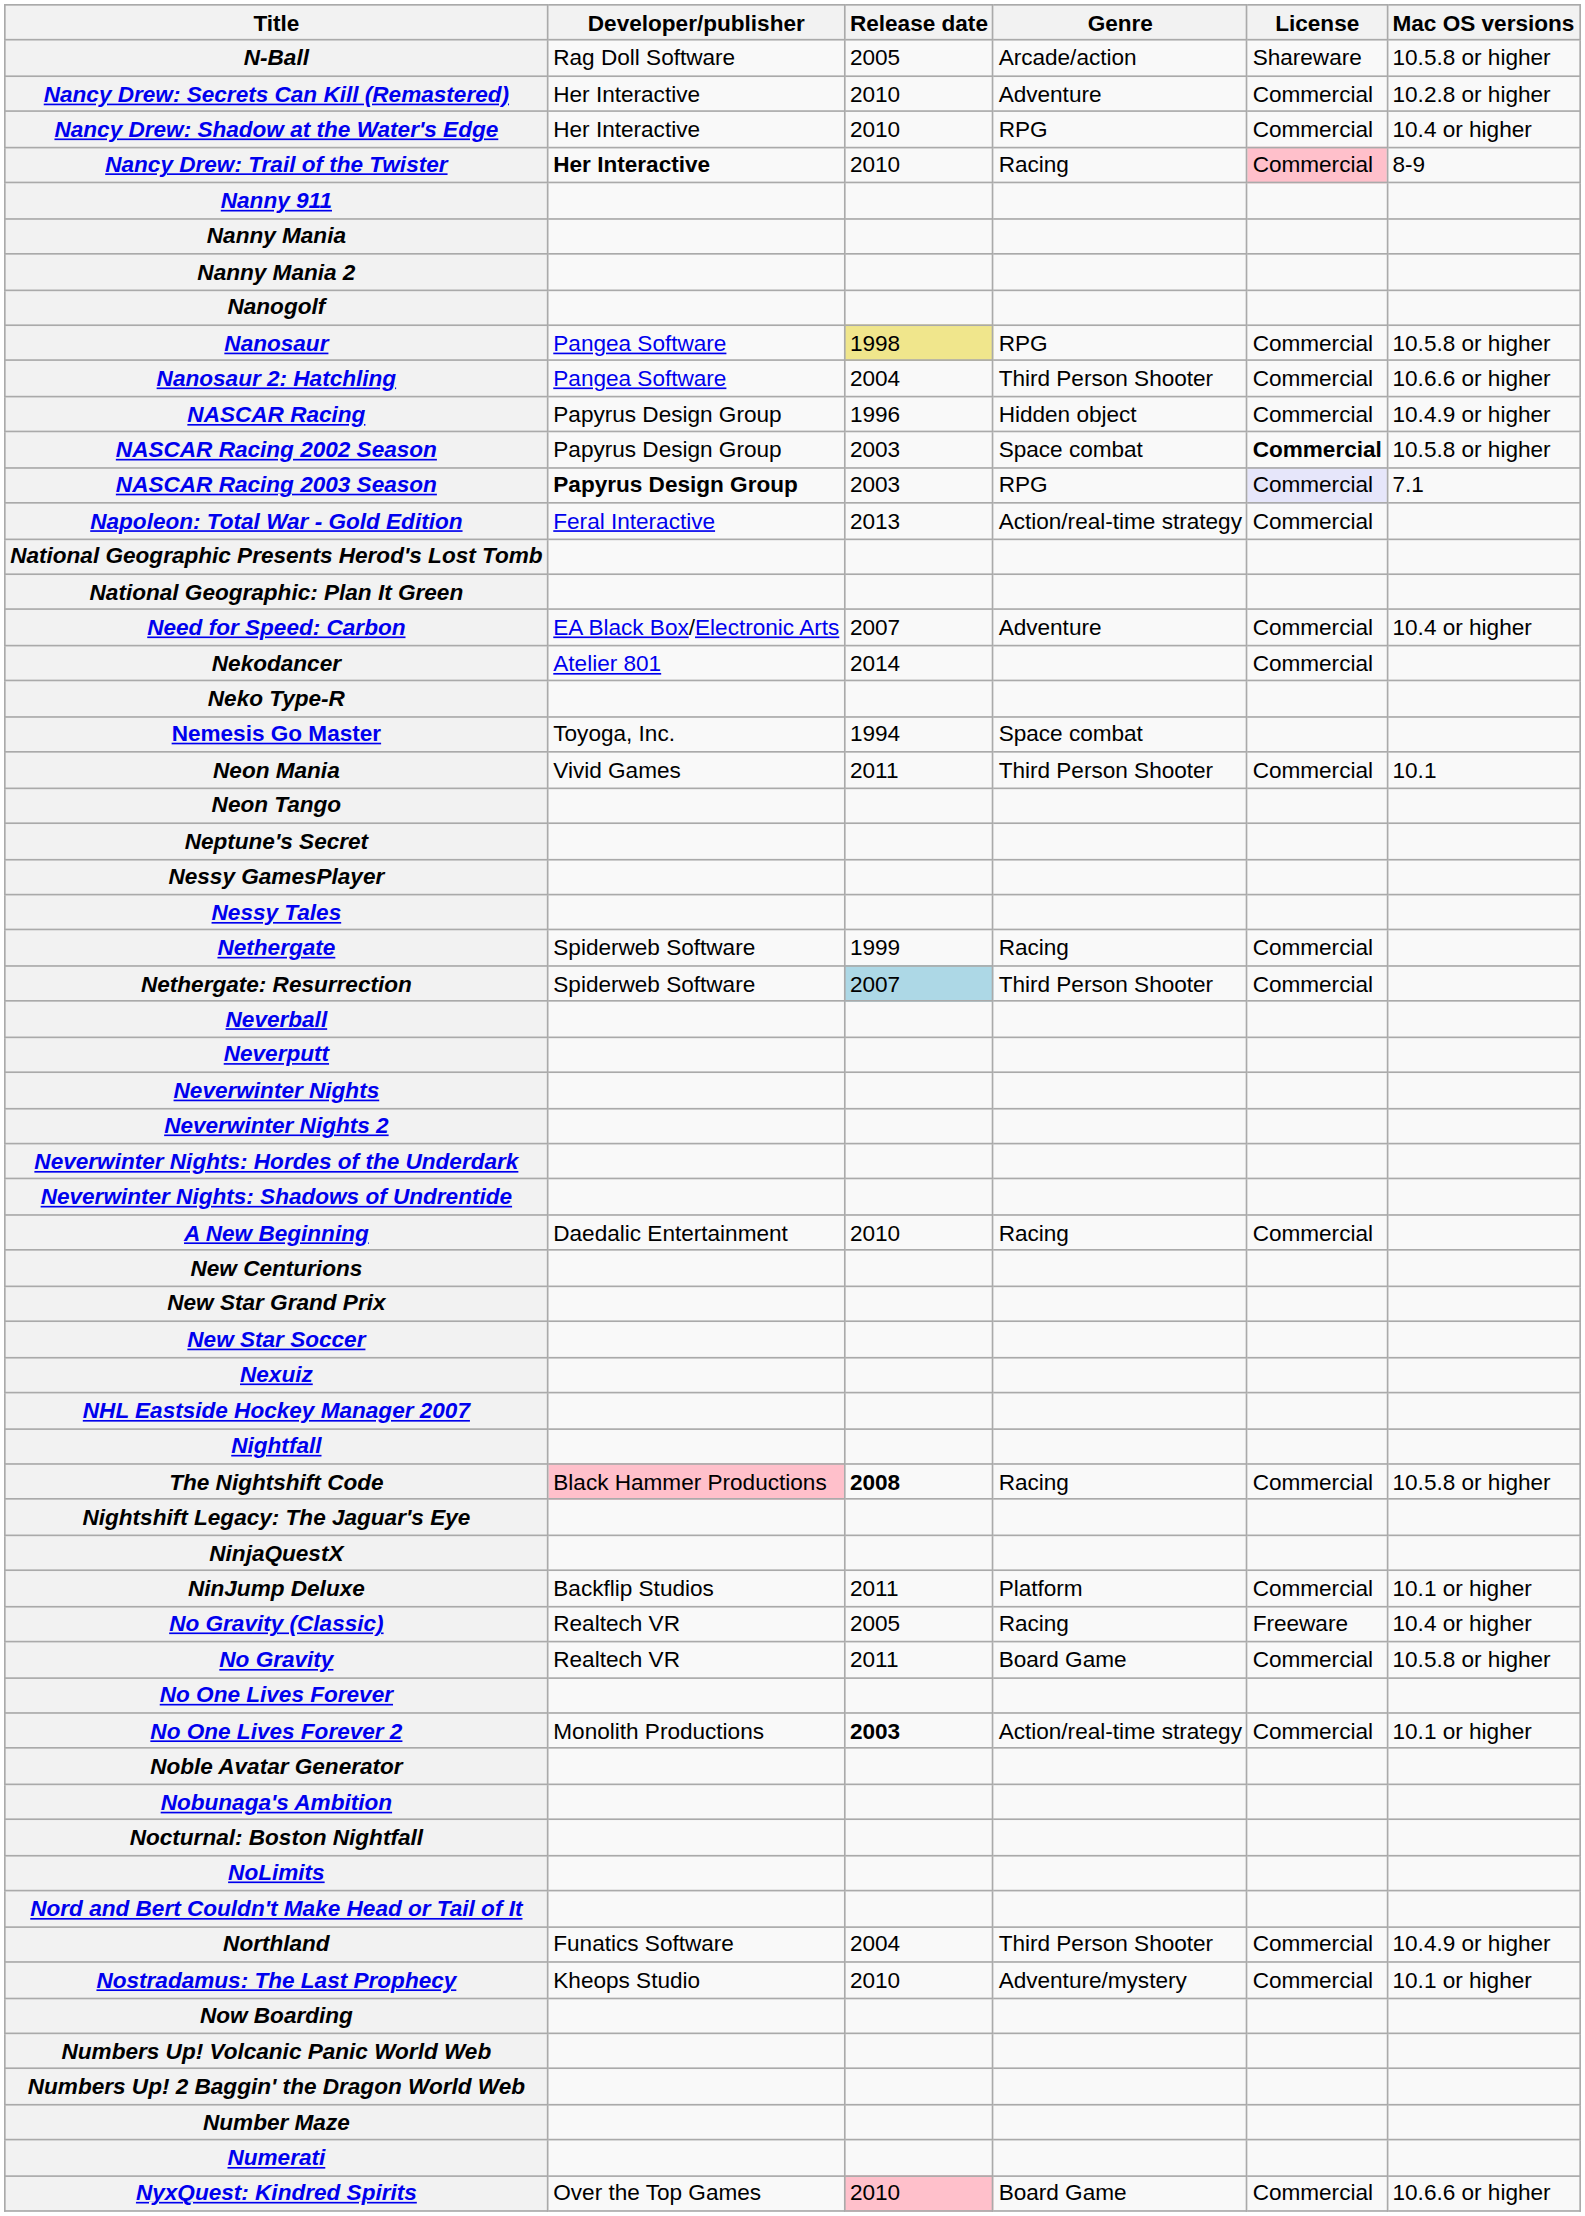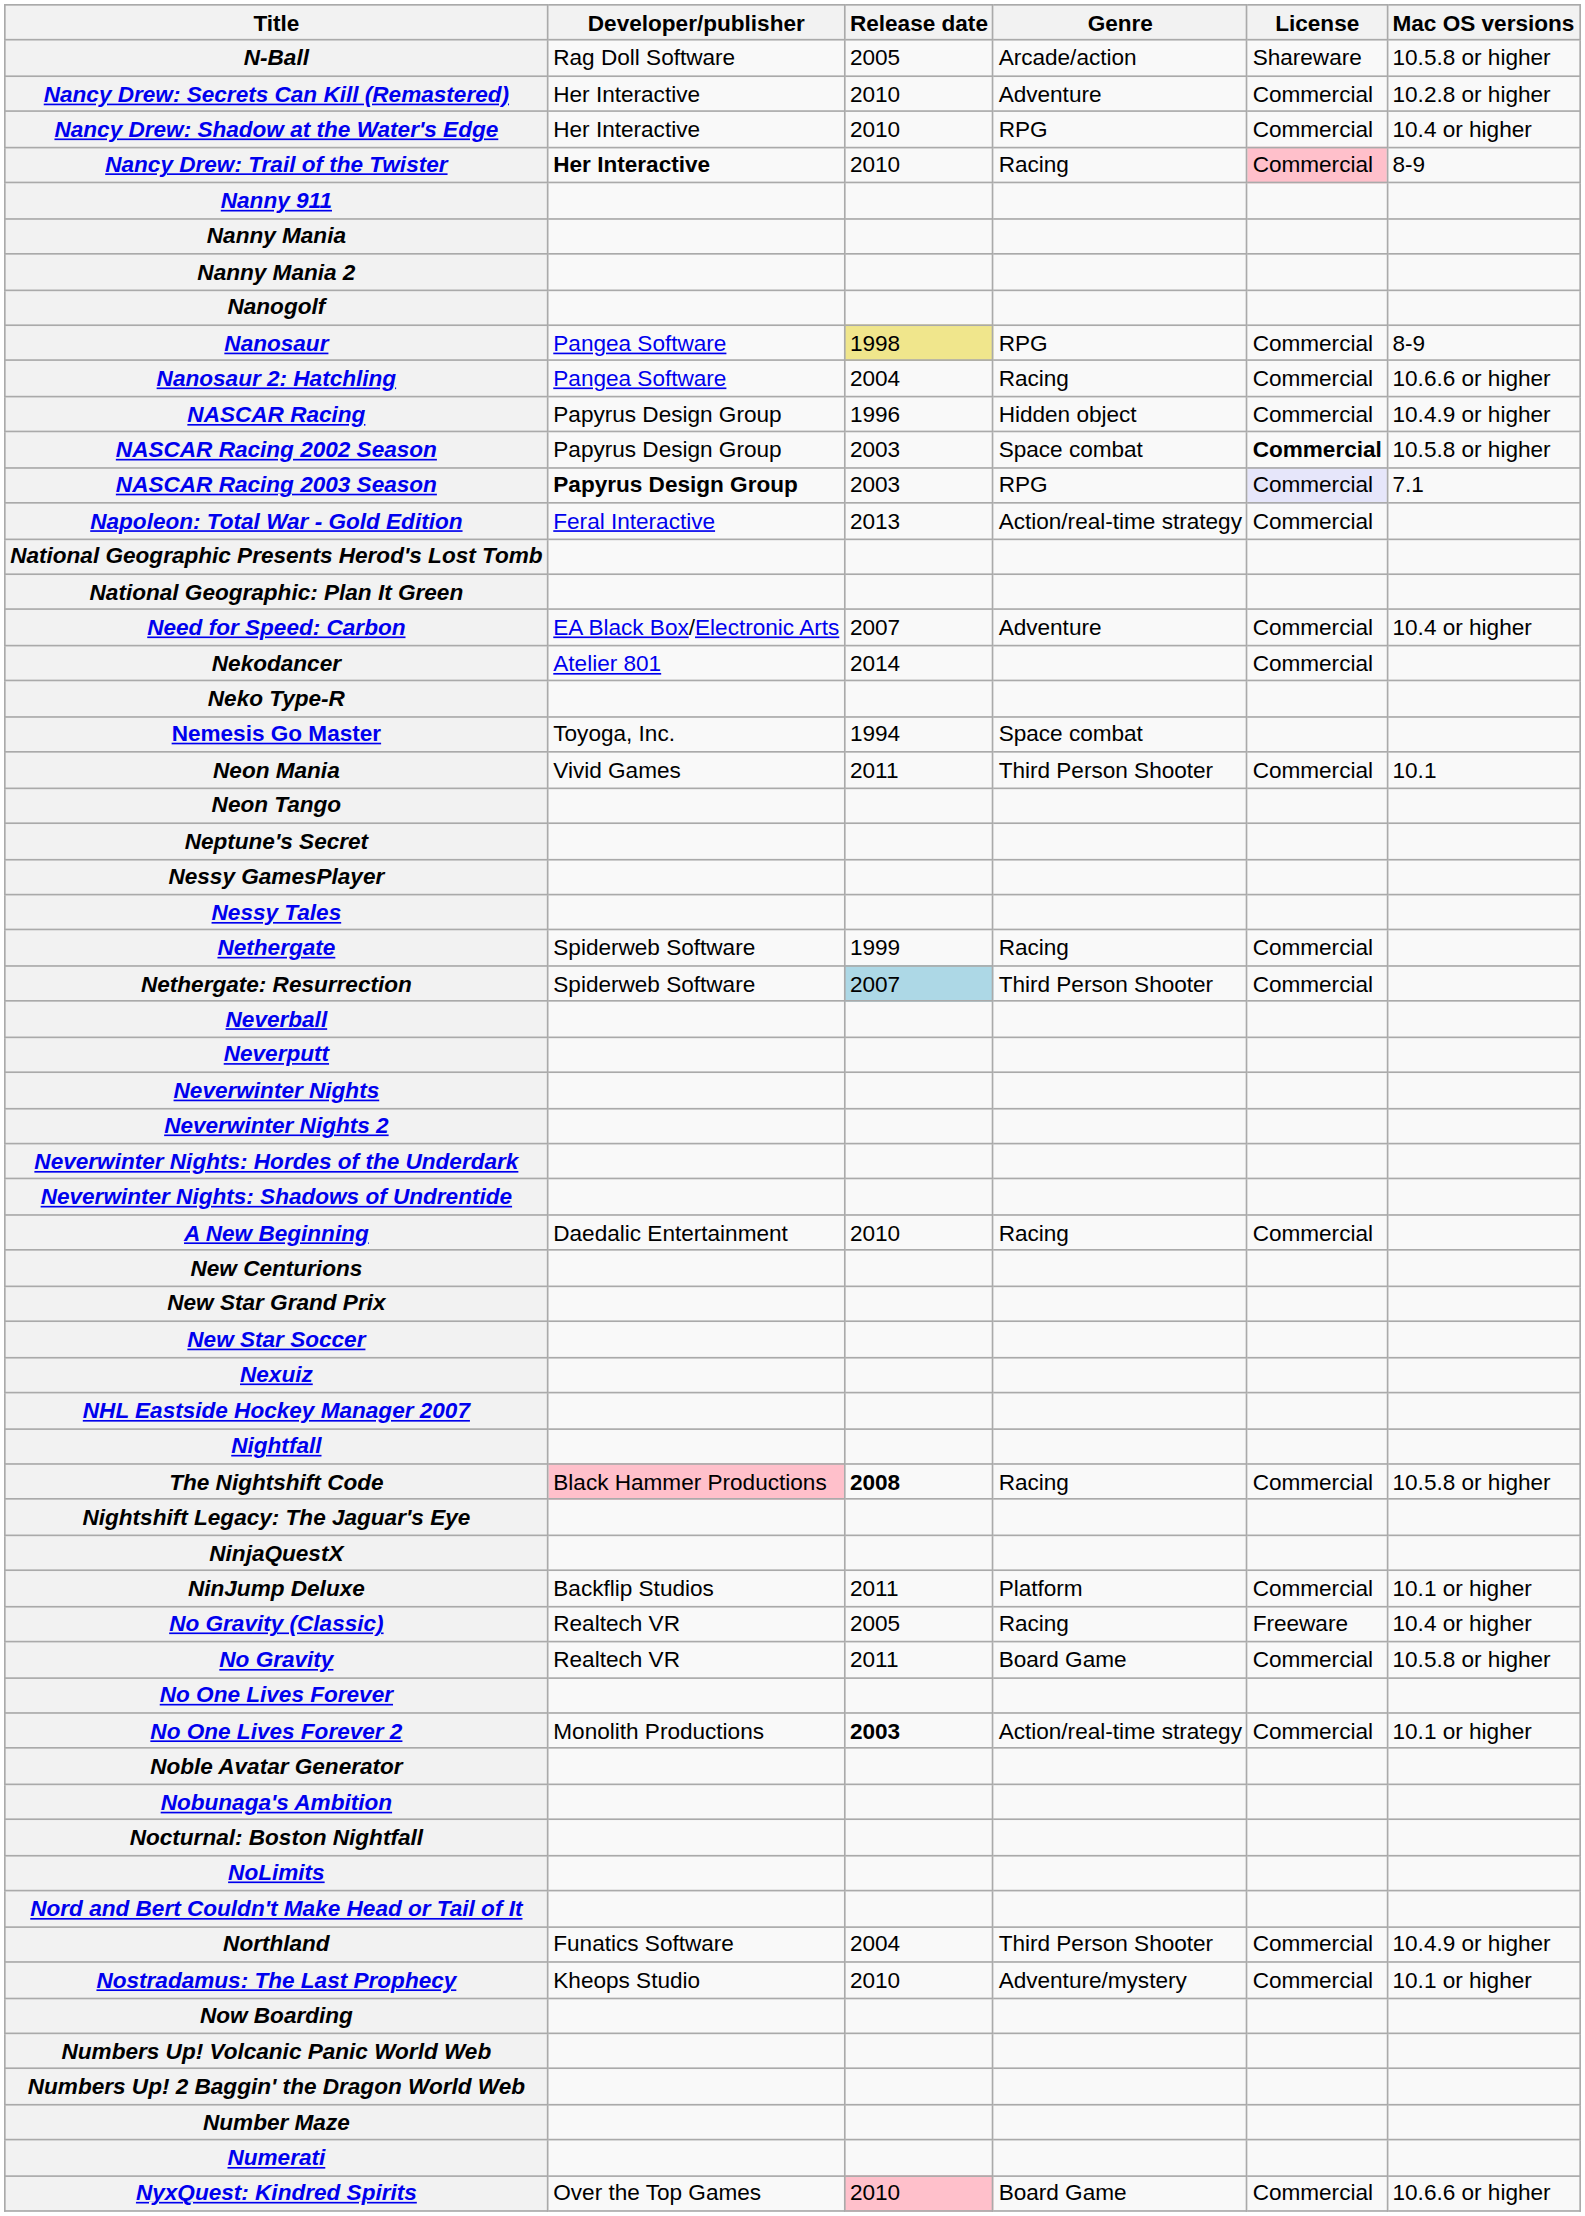(1472, 342) 10.5.8 or higher -> (1409, 342) 8-9
(1106, 378) Third Person Shooter -> (1034, 378) Racing
